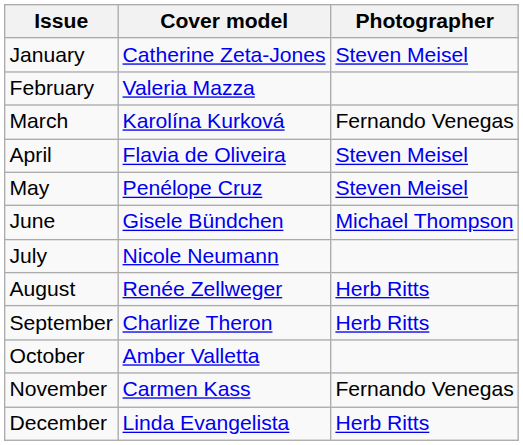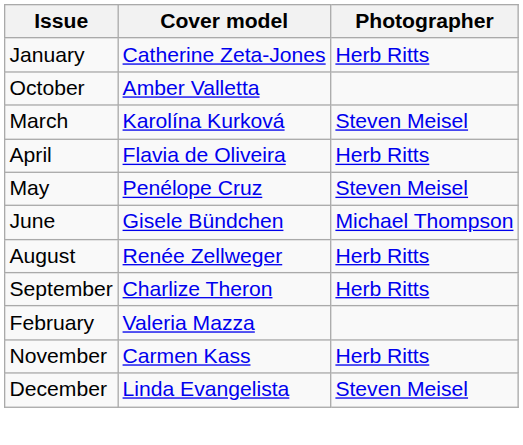(402, 54) Steven Meisel -> (382, 54) Herb Ritts
rows swapped: (52, 88) <-> (47, 356)
(425, 121) Fernando Venegas -> (402, 121) Steven Meisel
(402, 155) Steven Meisel -> (382, 155) Herb Ritts
- row: (28, 255)
(425, 389) Fernando Venegas -> (382, 356) Herb Ritts
(382, 423) Herb Ritts -> (402, 389) Steven Meisel
